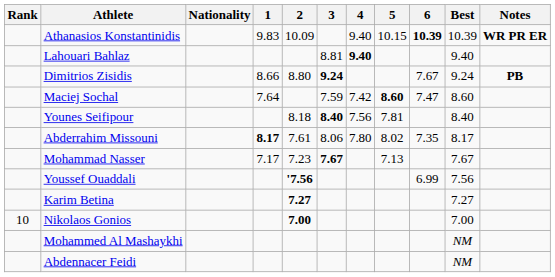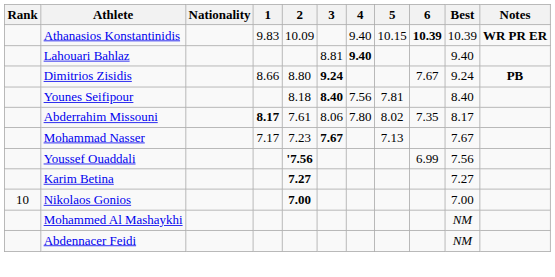- row: (81, 96)
